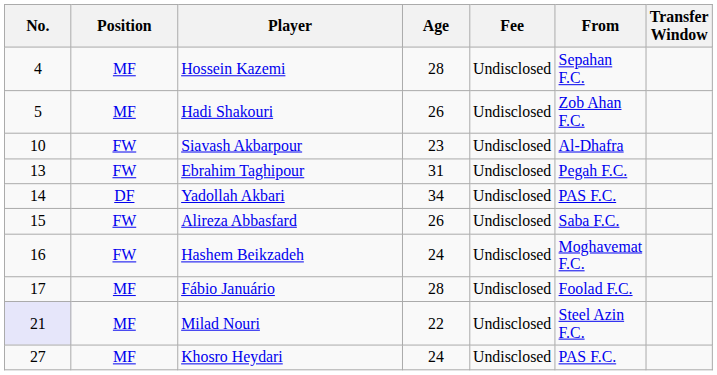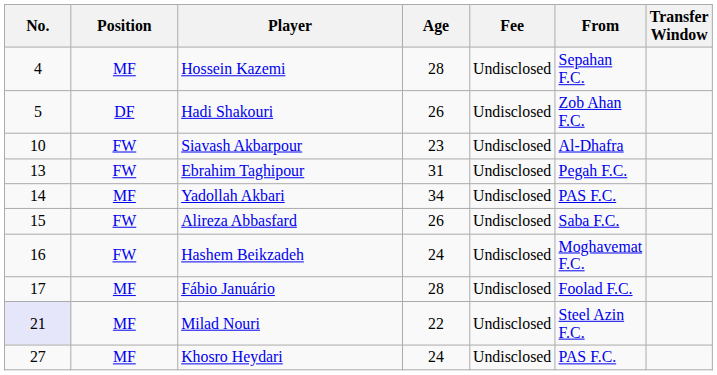(124, 111) MF -> (124, 111) DF
(124, 196) DF -> (124, 196) MF
